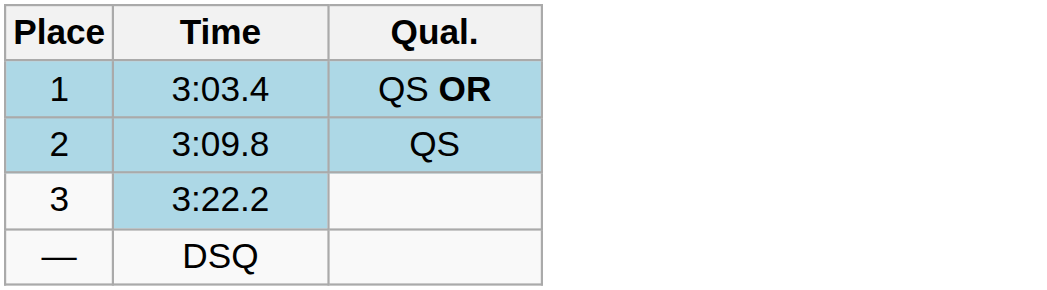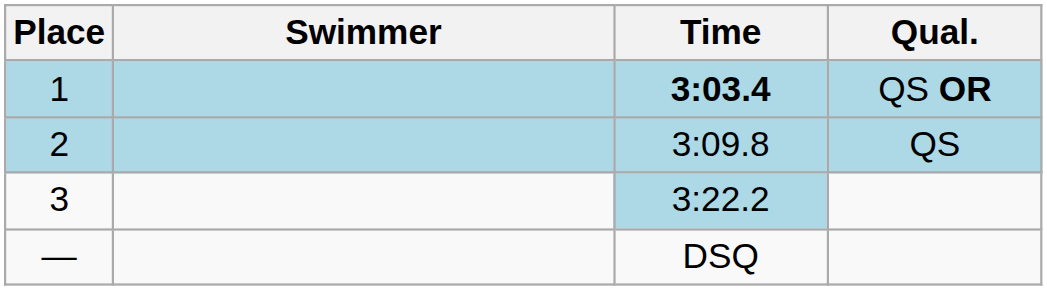+ column: (363, 32)
(220, 88) normal -> (721, 88) bold
